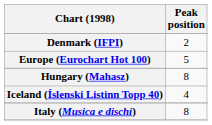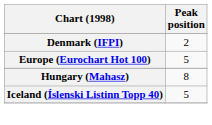(186, 94) 4 -> (186, 94) 5
- row: (85, 111)
